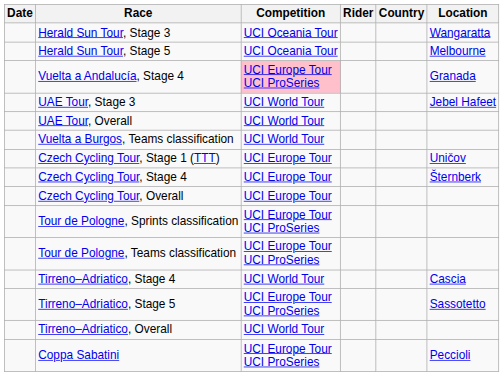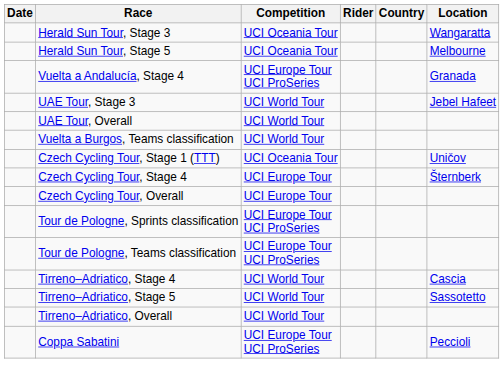(288, 76) pink background -> (288, 76) no background
(288, 158) UCI Europe Tour -> (291, 158) UCI Oceania Tour
(288, 304) UCI Europe Tour UCI ProSeries -> (284, 297) UCI World Tour
